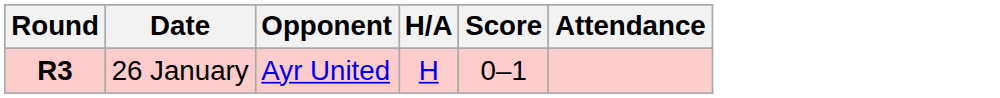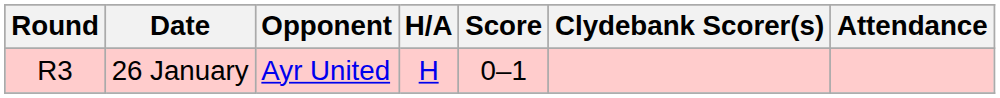+ column: (690, 26)
(55, 70) bold -> (55, 70) normal
